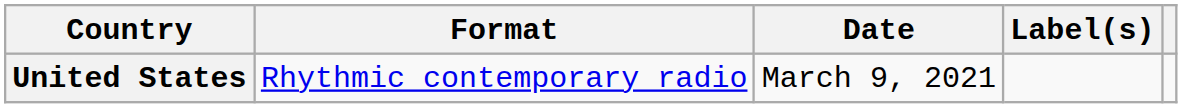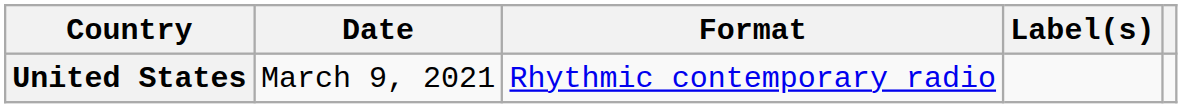columns swapped: (879, 30) <-> (504, 30)
